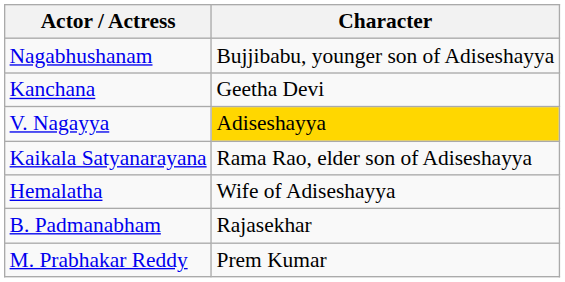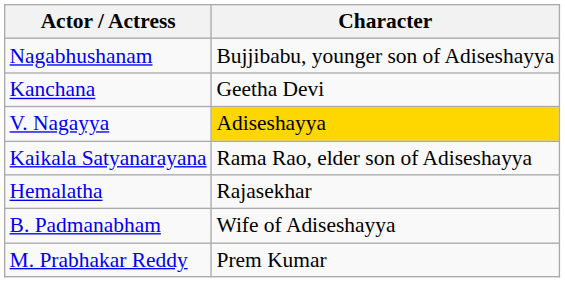(306, 191) Wife of Adiseshayya -> (264, 191) Rajasekhar
(264, 225) Rajasekhar -> (306, 225) Wife of Adiseshayya
